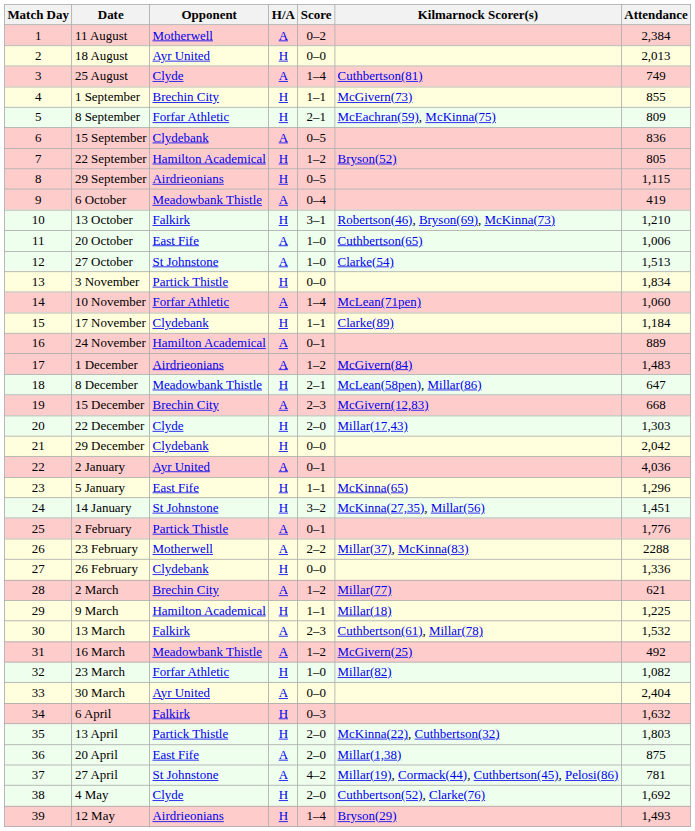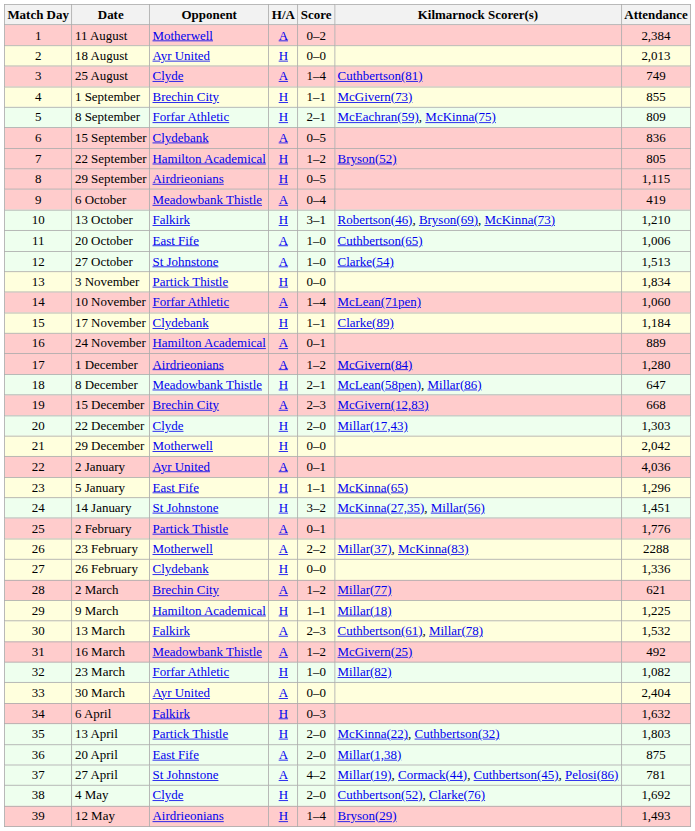(656, 364) 1,483 -> (656, 364) 1,280
(181, 446) Clydebank -> (183, 446) Motherwell
